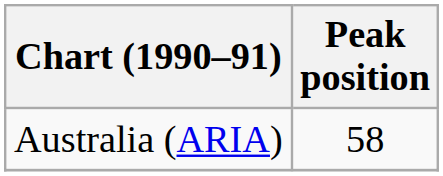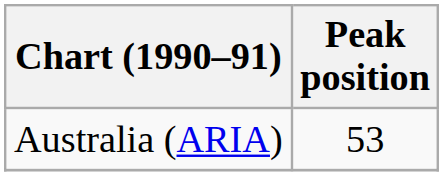(365, 138) 58 -> (365, 138) 53
